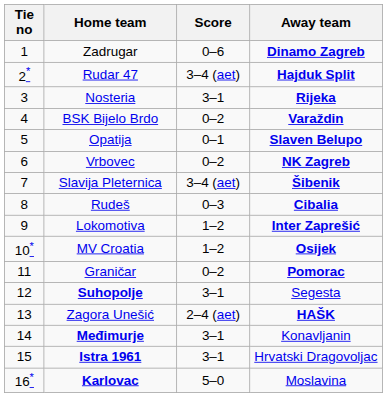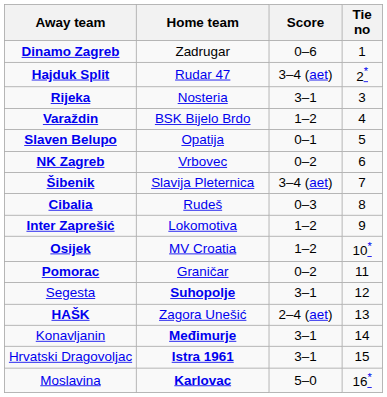columns swapped: (24, 22) <-> (316, 22)
(213, 119) 0–2 -> (306, 119) 1–2
